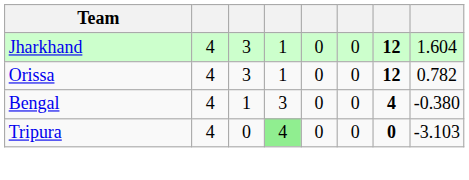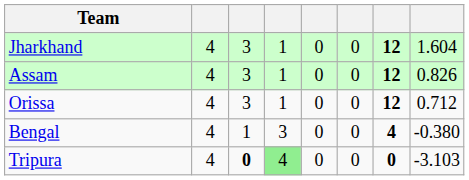+ row: (33, 75)
(437, 75) 0.782 -> (437, 103) 0.712
(246, 132) normal -> (246, 160) bold
